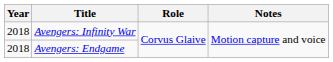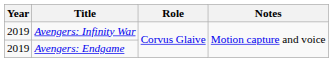(18, 31) 2018 -> (18, 31) 2019
(18, 48) 2018 -> (18, 48) 2019
